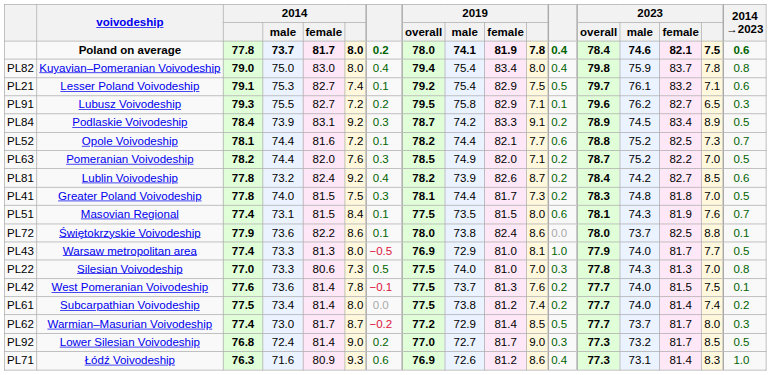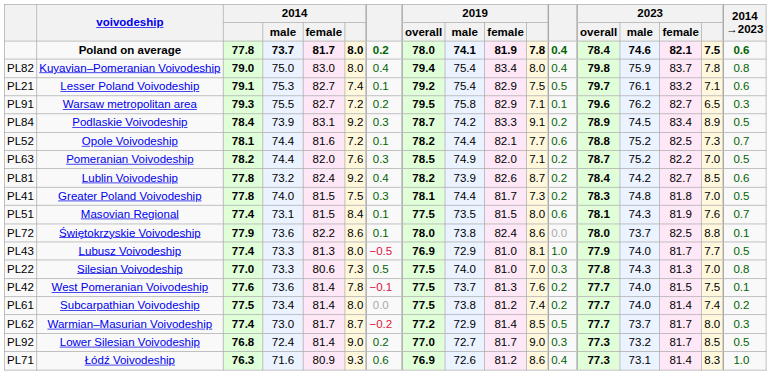(130, 104) Lubusz Voivodeship -> (130, 104) Warsaw metropolitan area
(130, 251) Warsaw metropolitan area -> (130, 251) Lubusz Voivodeship
